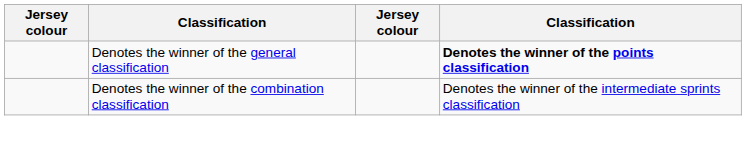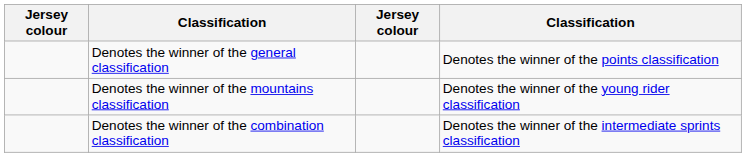(548, 59) bold -> (581, 59) normal
+ row: (202, 96)
